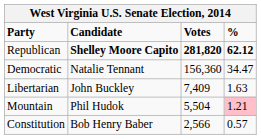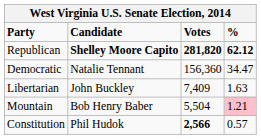(97, 106) Phil Hudok -> (111, 106) Bob Henry Baber
(111, 124) Bob Henry Baber -> (97, 124) Phil Hudok
(197, 124) normal -> (197, 124) bold
